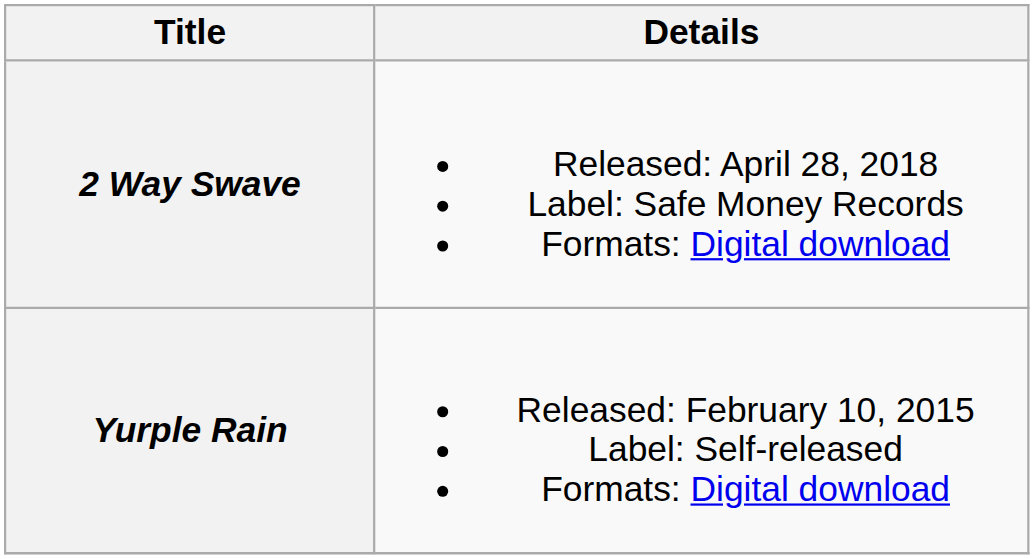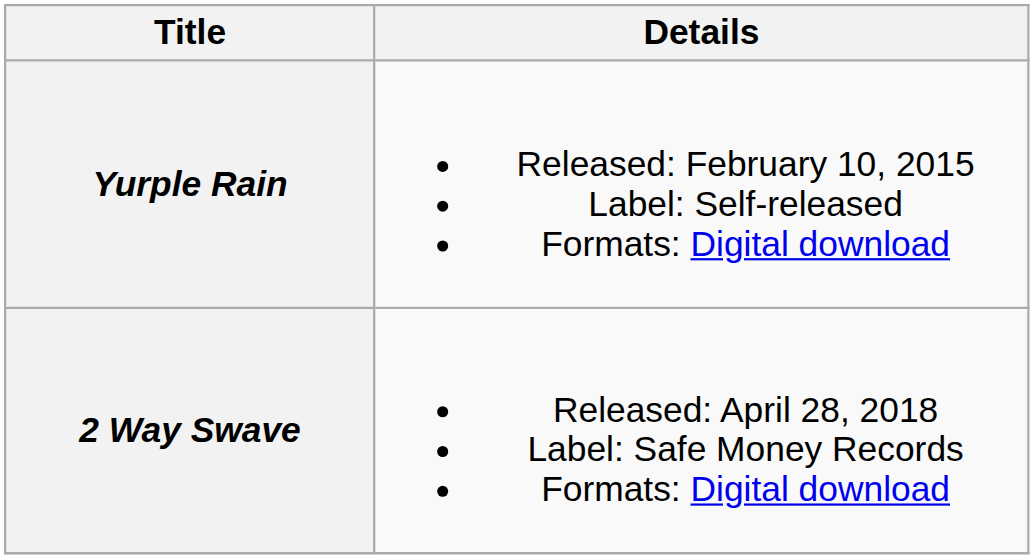rows swapped: (190, 429) <-> (190, 183)
